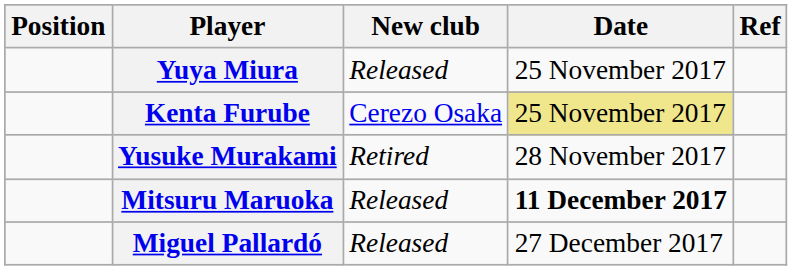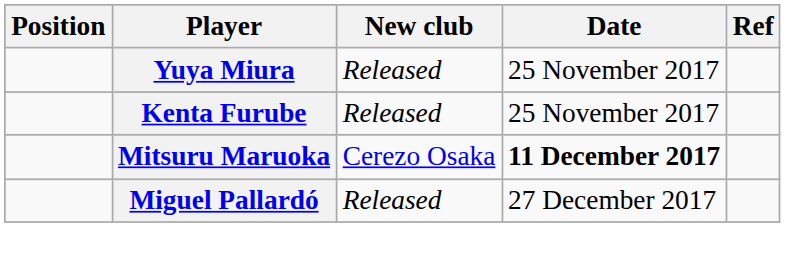(426, 112) Cerezo Osaka -> (392, 112) Released
(620, 112) khaki background -> (614, 112) no background
- row: (227, 156)
(399, 199) Released -> (419, 156) Cerezo Osaka
